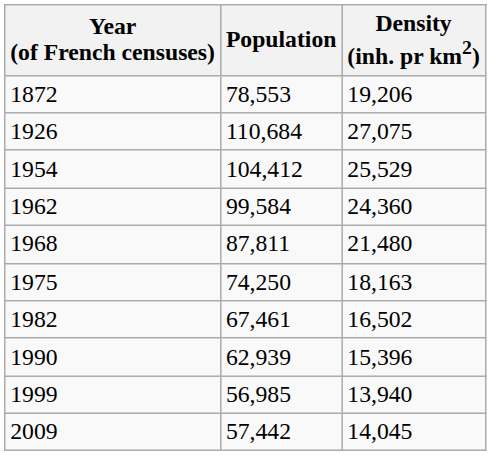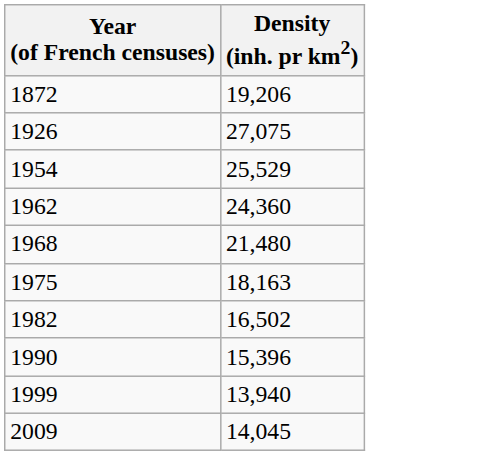- column: (281, 39)
